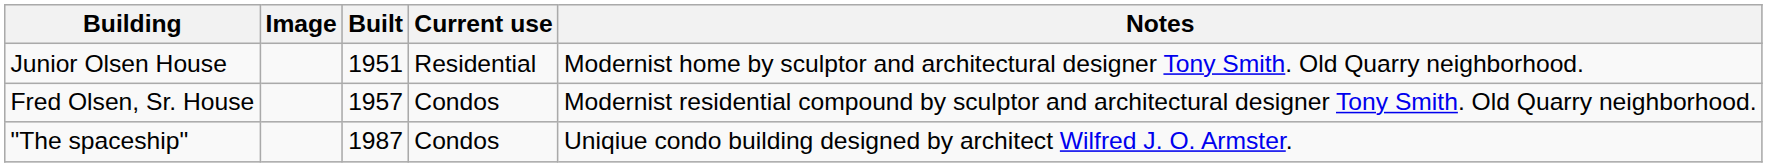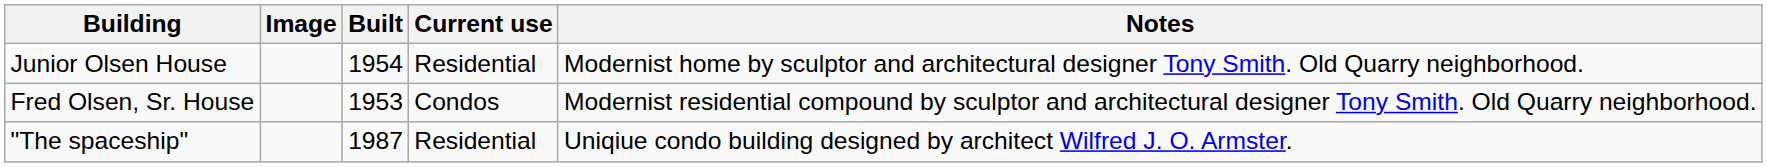(376, 63) 1951 -> (376, 63) 1954
(376, 102) 1957 -> (376, 102) 1953
(457, 141) Condos -> (475, 141) Residential
